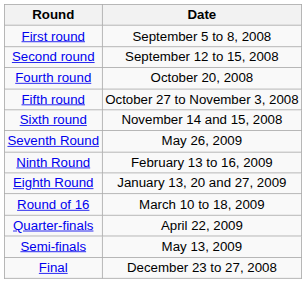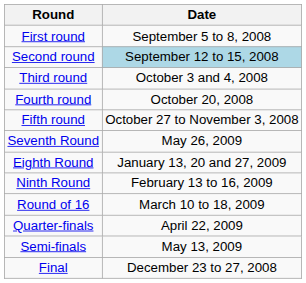(202, 57) no background -> (202, 57) lightblue background
+ row: (53, 78)
- row: (53, 120)
rows swapped: (53, 183) <-> (53, 162)
